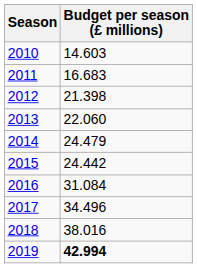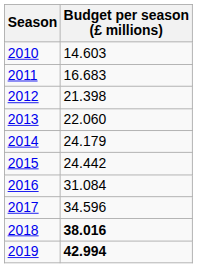(85, 141) 24.479 -> (85, 141) 24.179
(85, 207) 34.496 -> (85, 207) 34.596
(85, 229) normal -> (85, 229) bold
